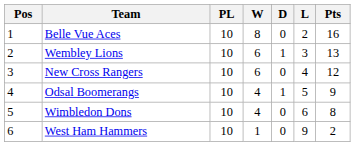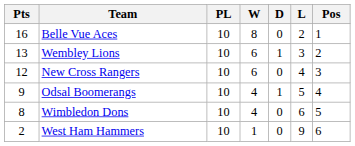columns swapped: (23, 14) <-> (333, 14)
